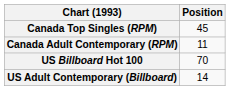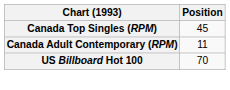- row: (92, 77)
